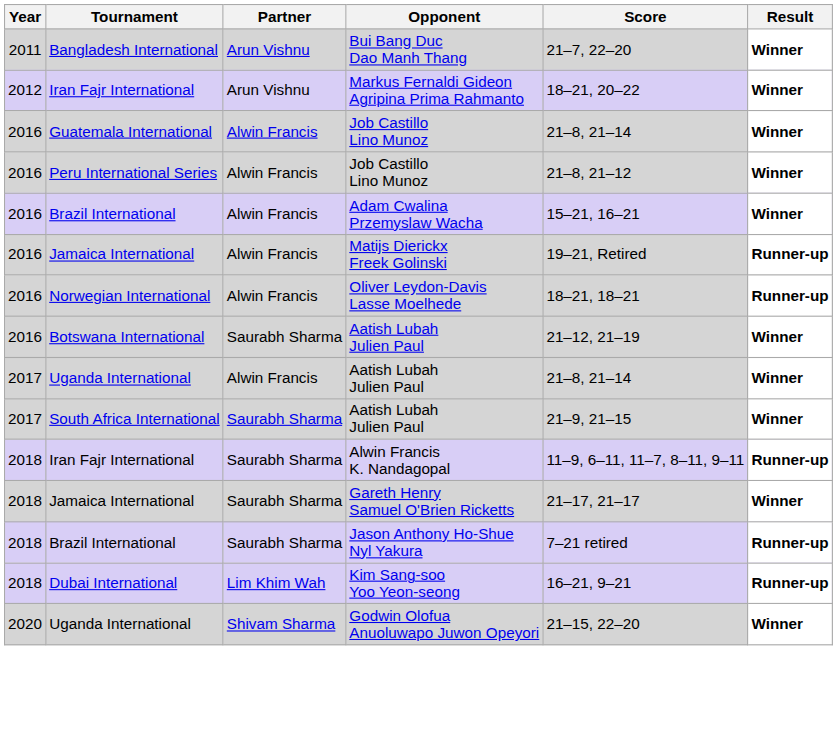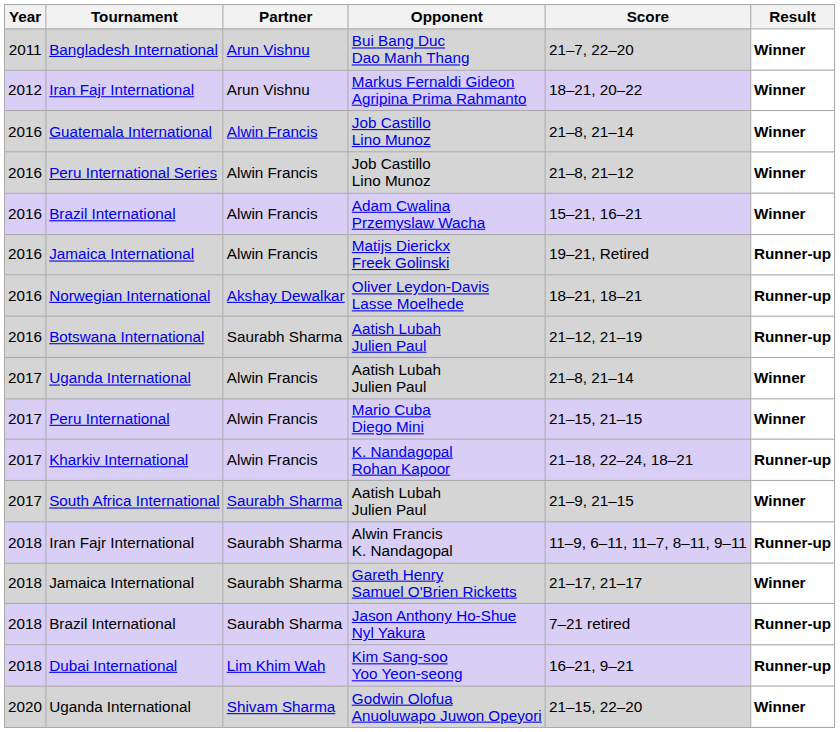(272, 296) Alwin Francis -> (286, 296) Akshay Dewalkar
(777, 337) Winner -> (793, 337) Runner-up
+ row: (109, 419)
+ row: (119, 460)
